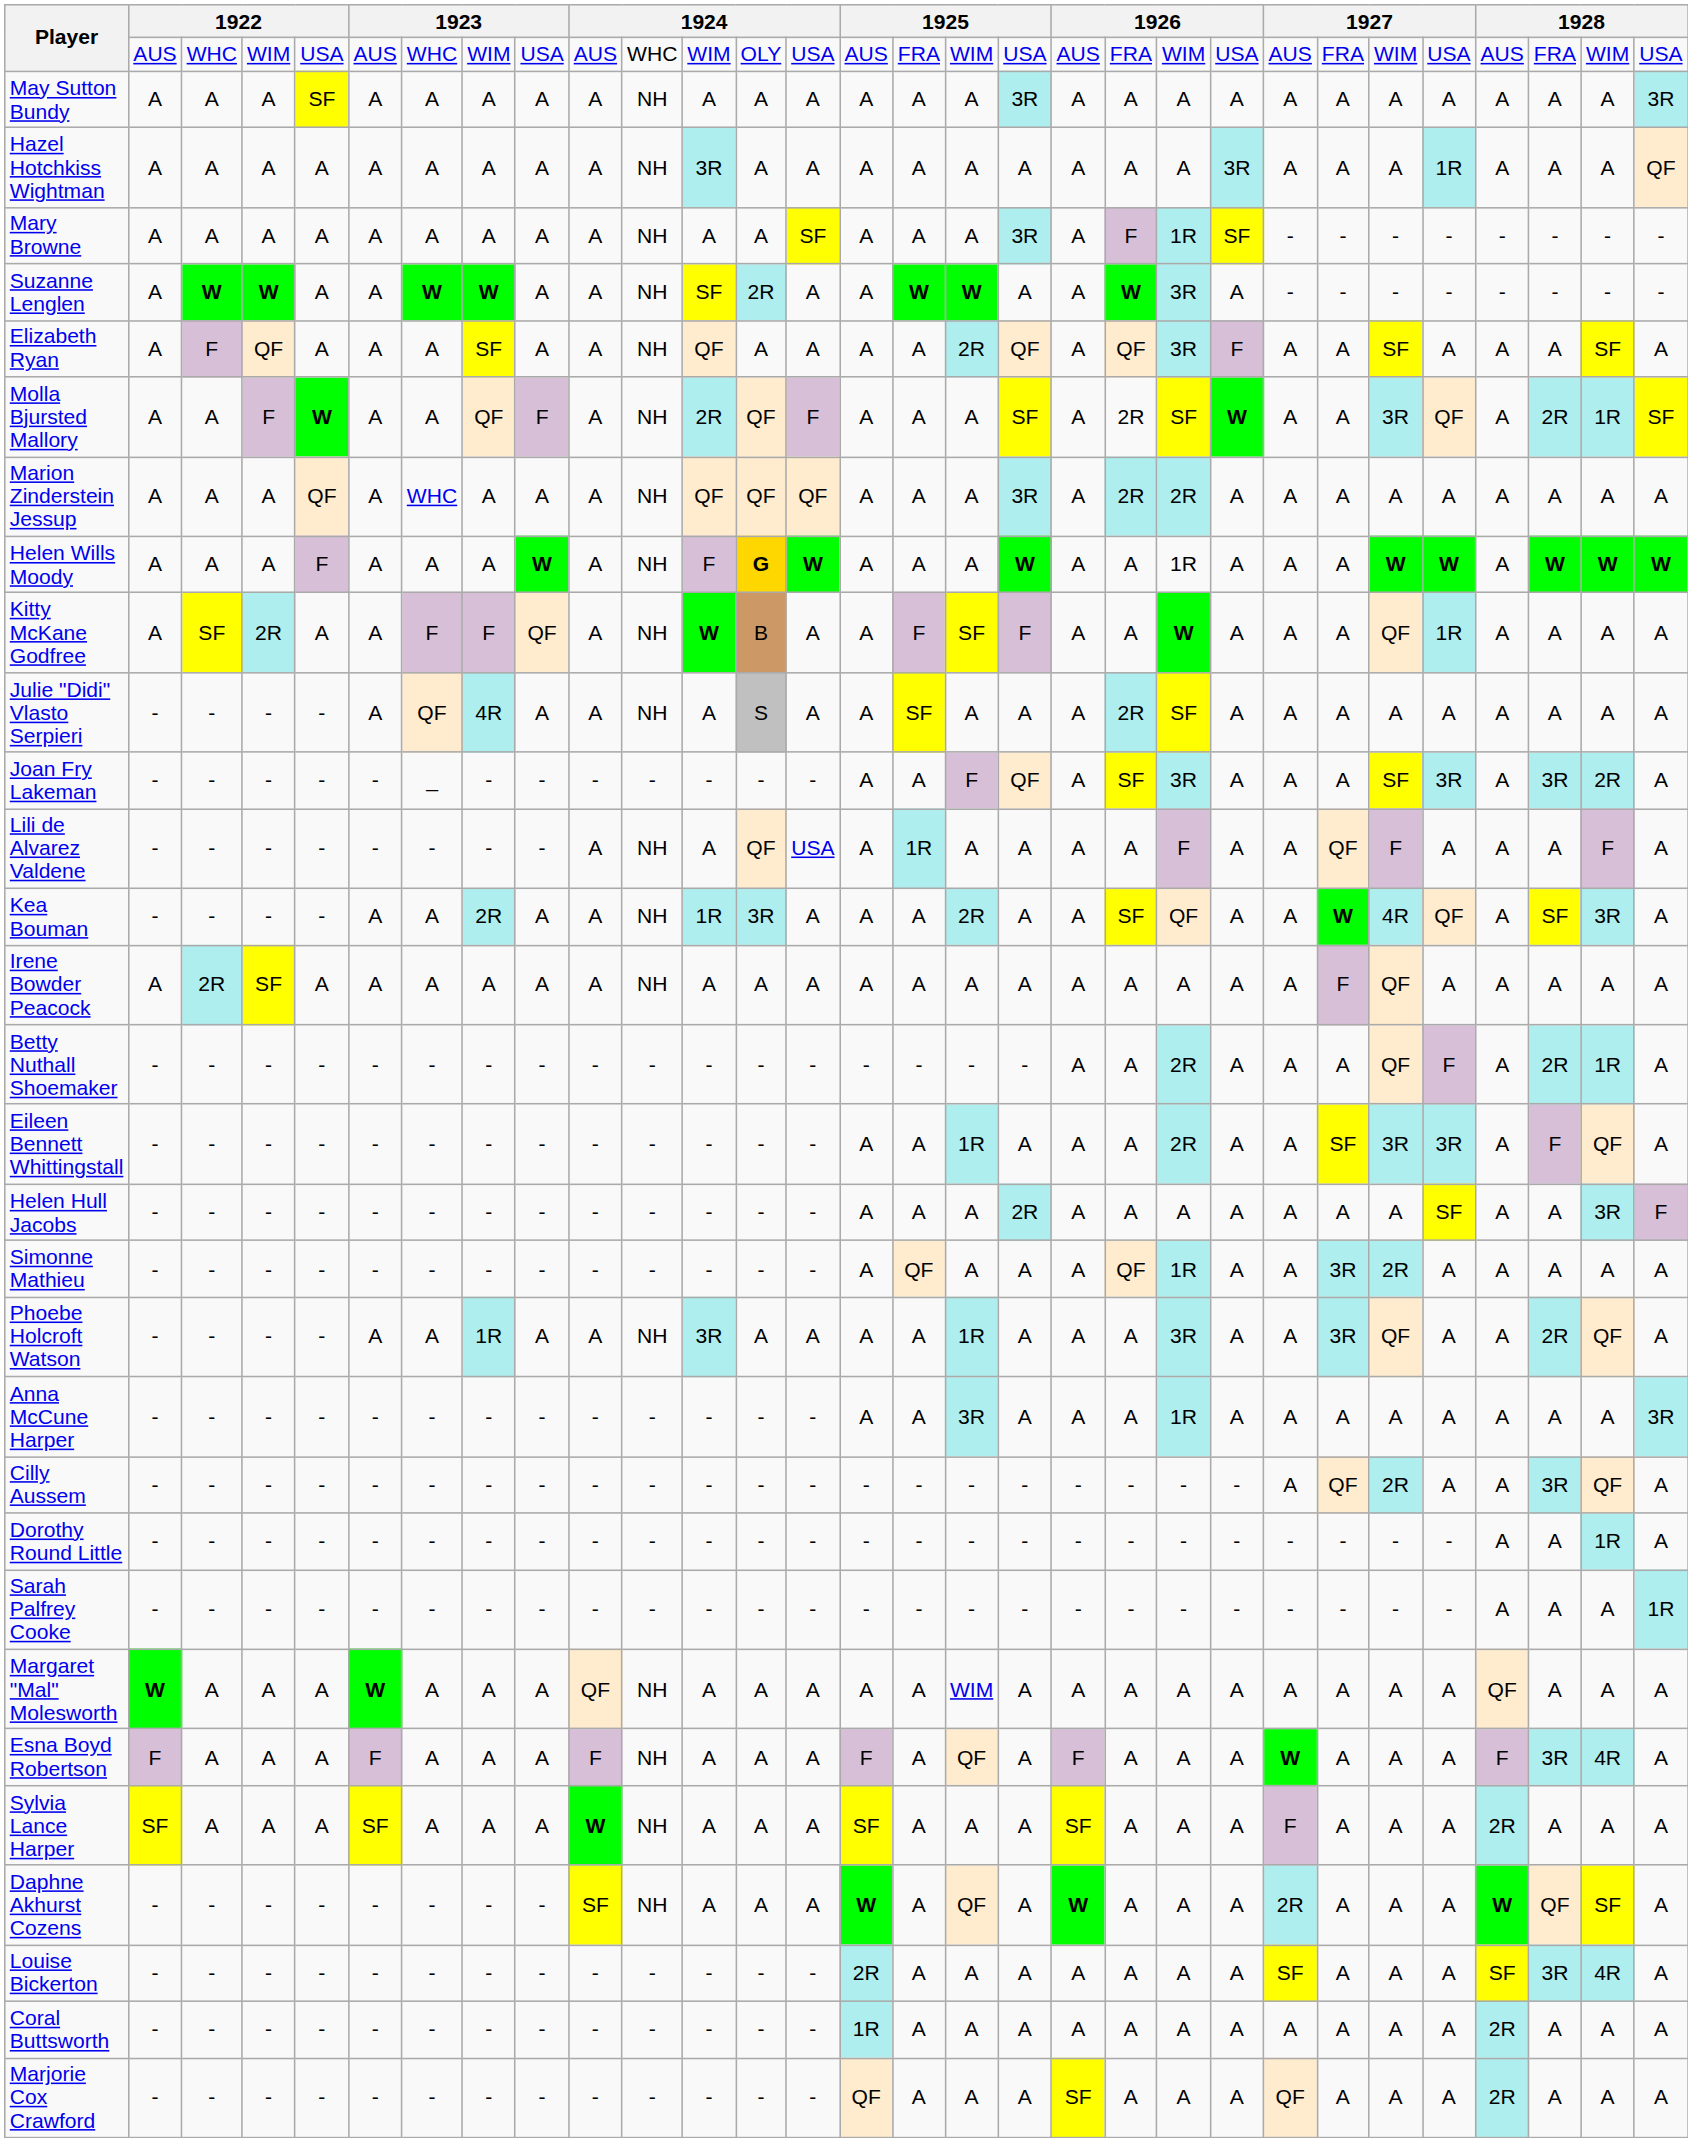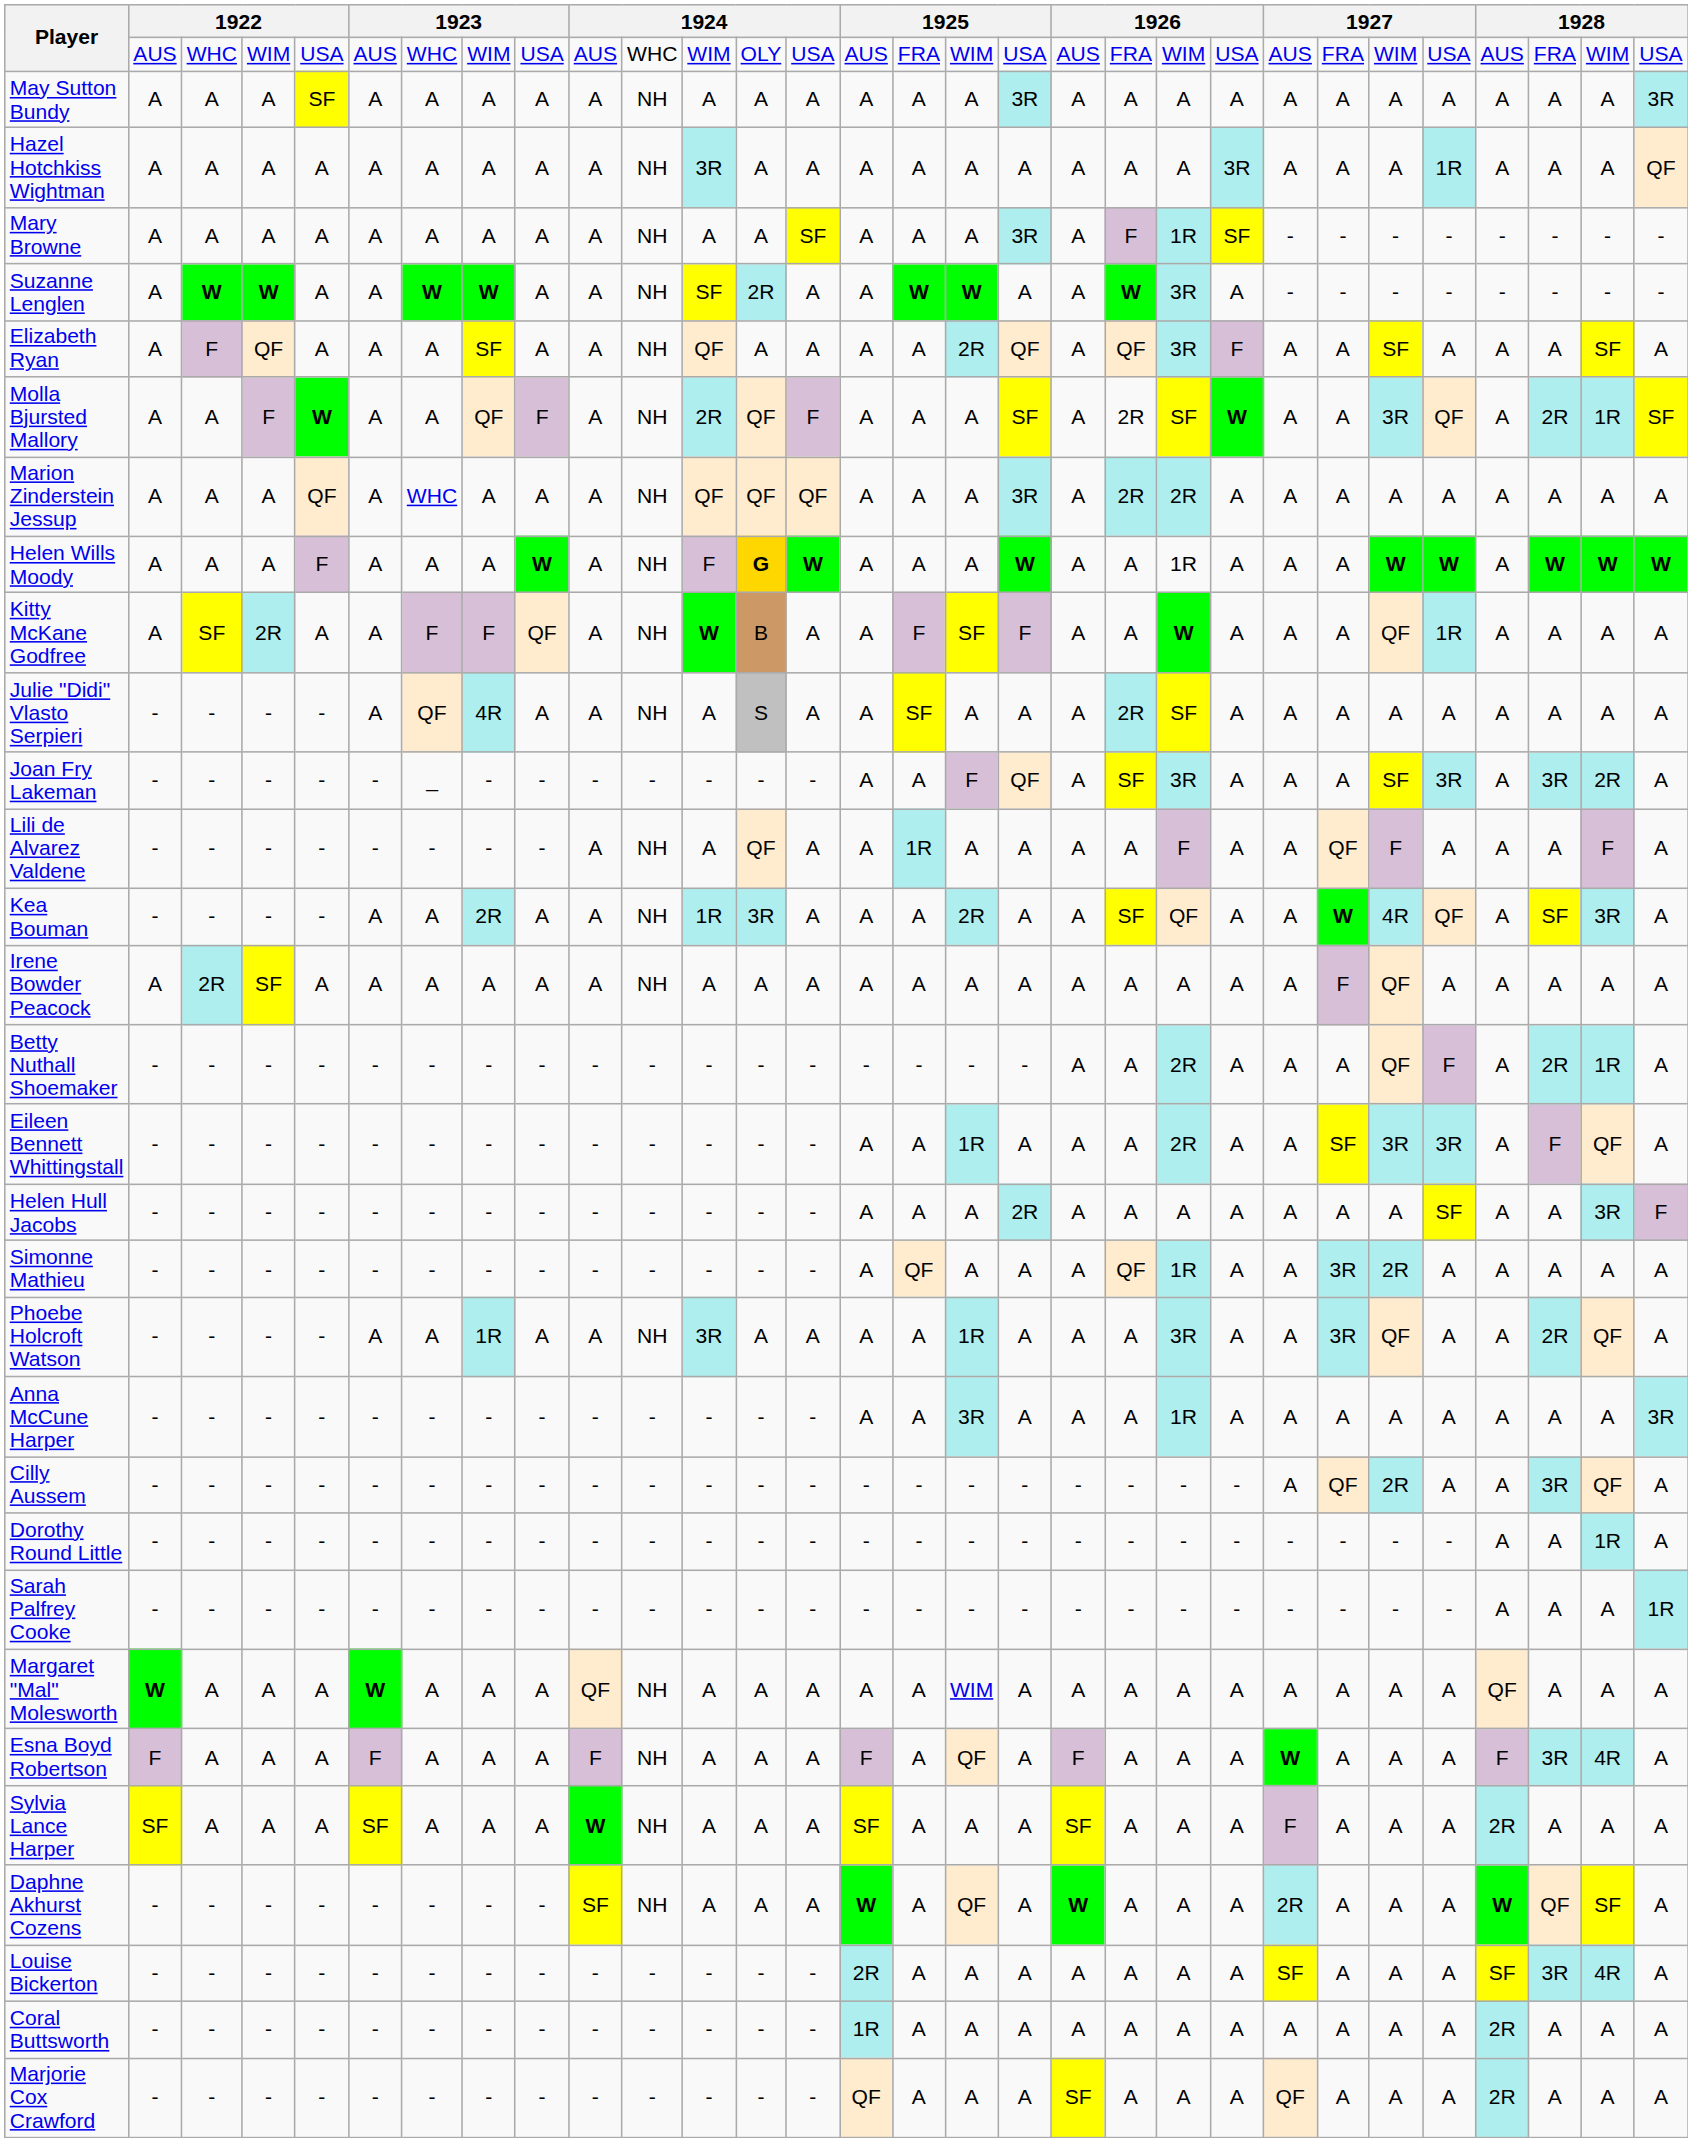(813, 848) USA -> (813, 848) A
